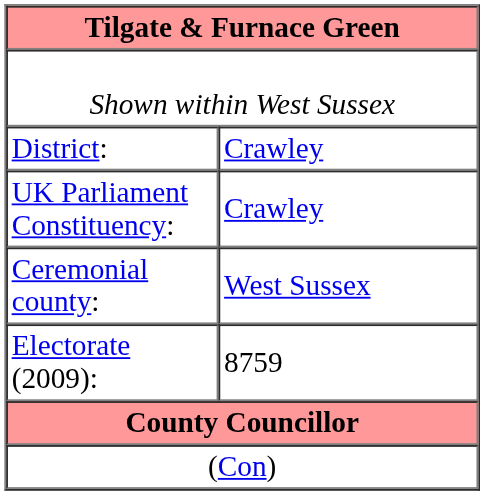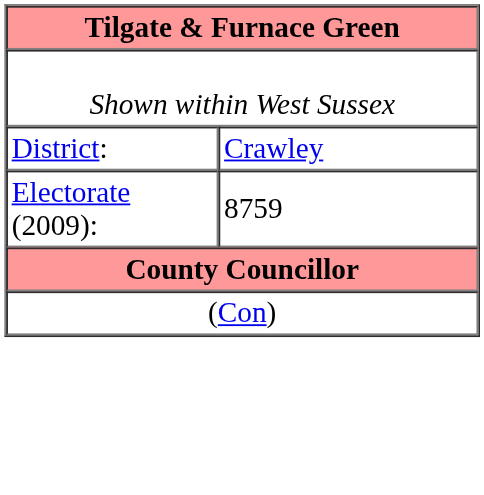- row: (100, 208)
- row: (80, 285)
